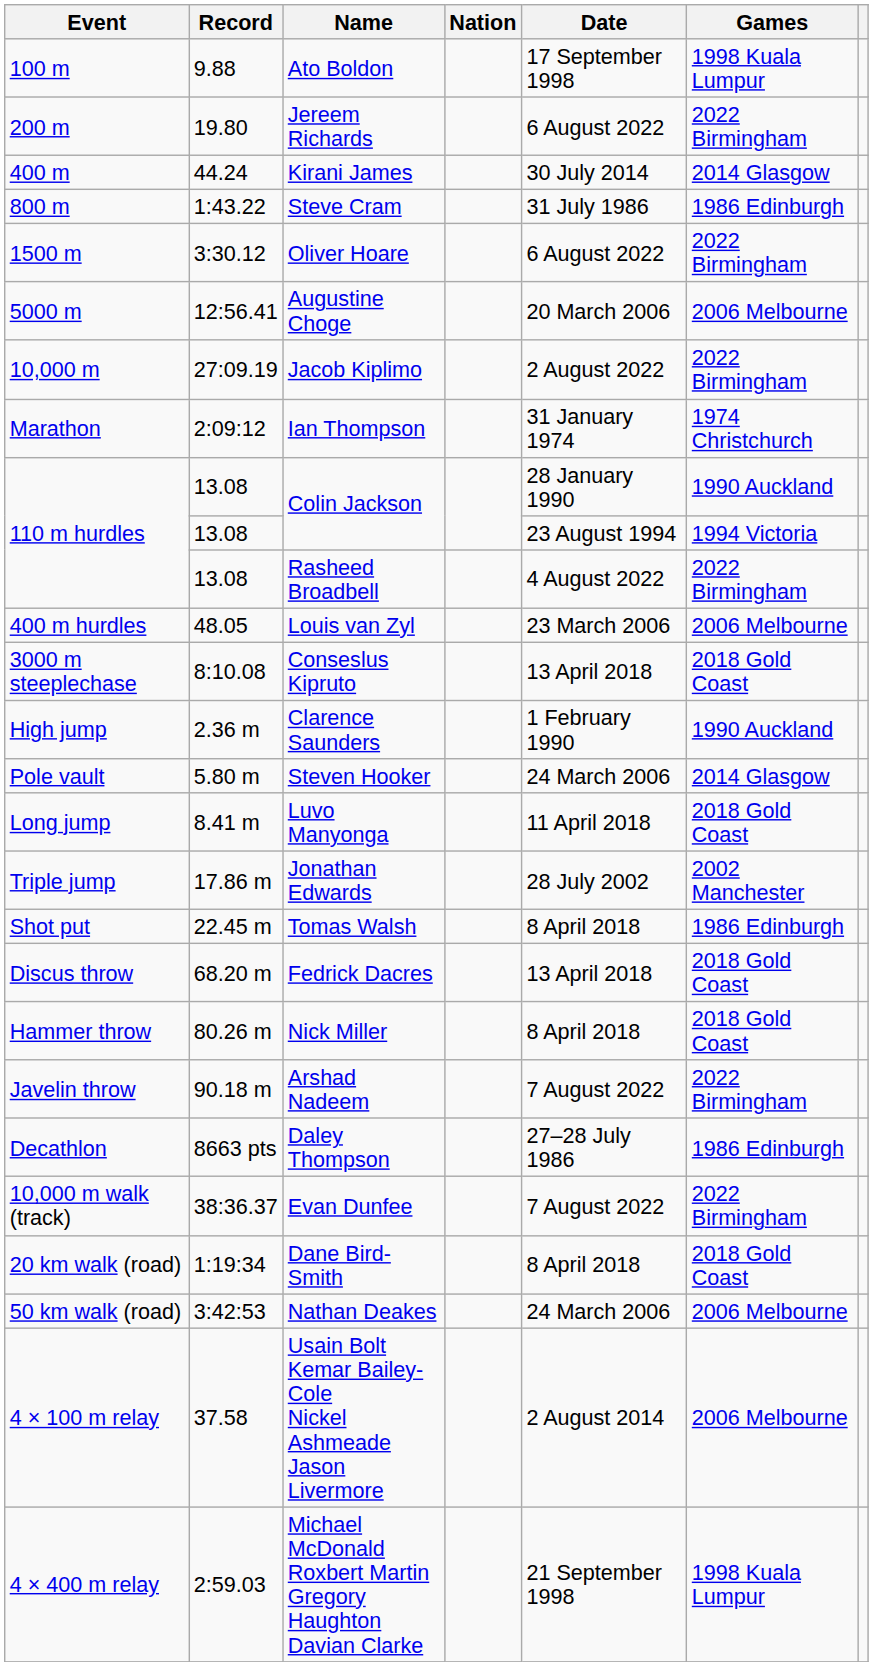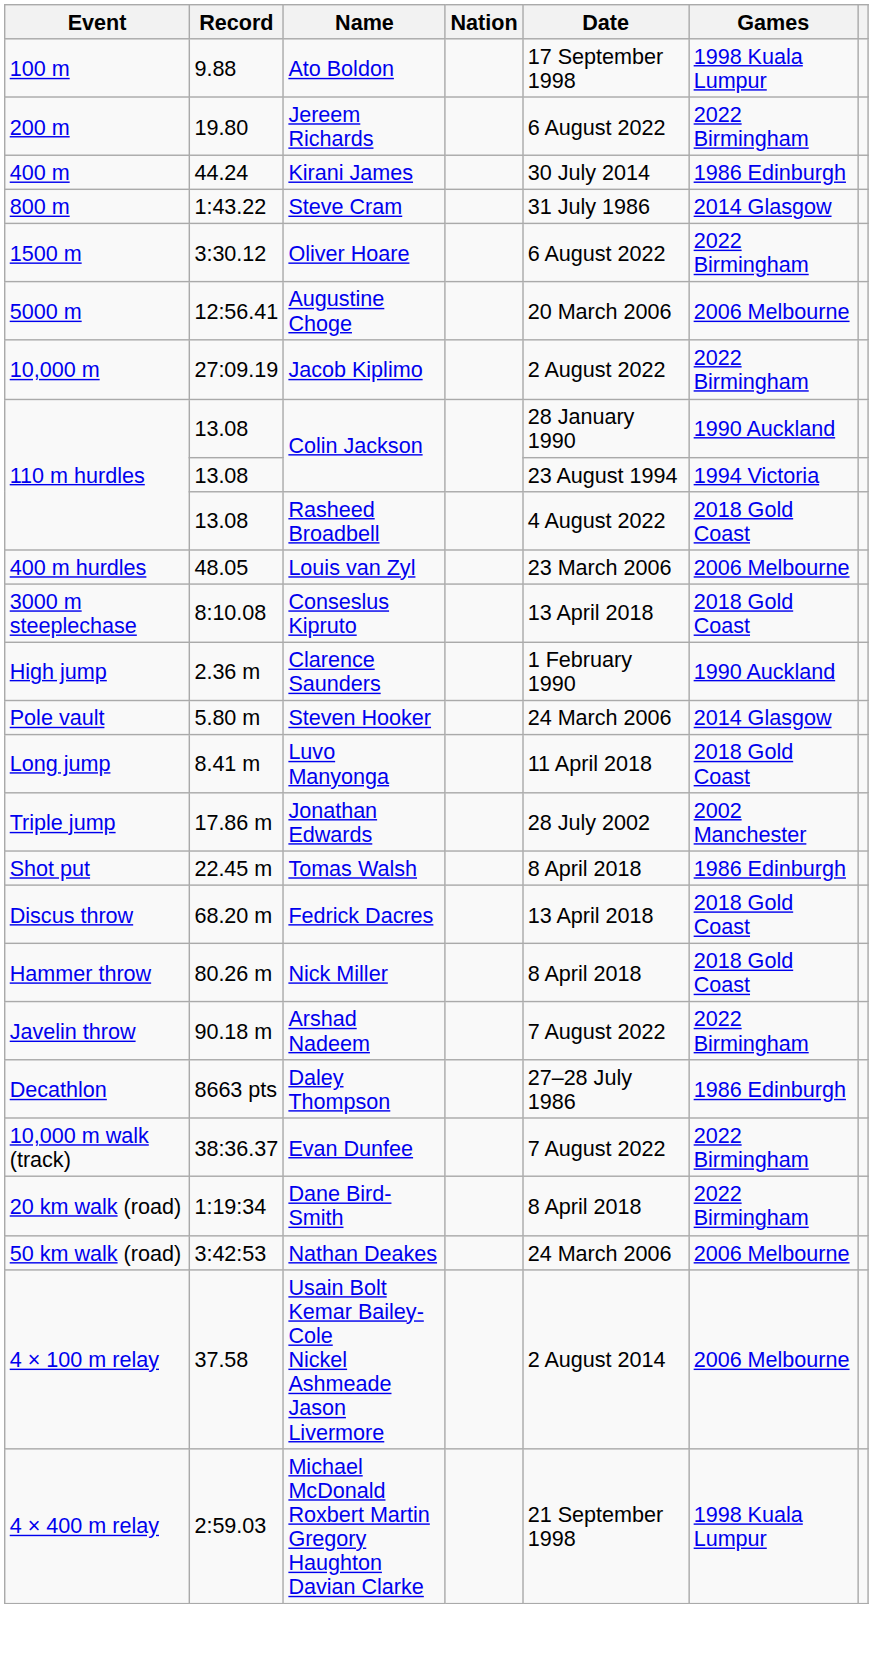(761, 173) 2014 Glasgow -> (770, 173) 1986 Edinburgh
(768, 207) 1986 Edinburgh -> (763, 207) 2014 Glasgow
- row: (55, 428)
(749, 579) 2022 Birmingham -> (743, 521) 2018 Gold Coast
(742, 1264) 2018 Gold Coast -> (751, 1206) 2022 Birmingham
